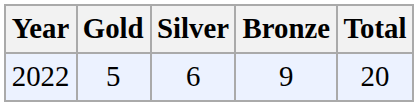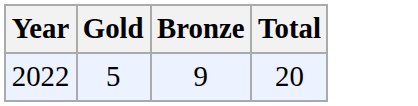- column: (193, 28)
